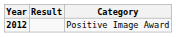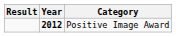columns swapped: (17, 11) <-> (47, 11)
